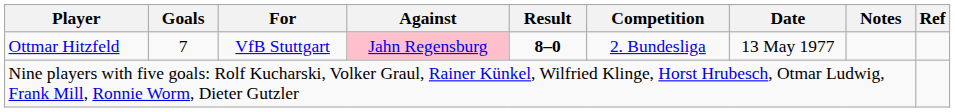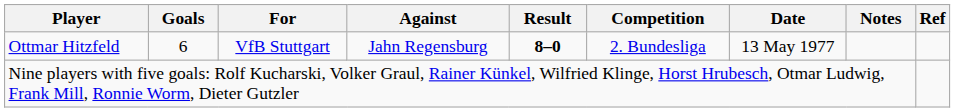(183, 45) 7 -> (183, 45) 6
(428, 45) pink background -> (428, 45) no background
